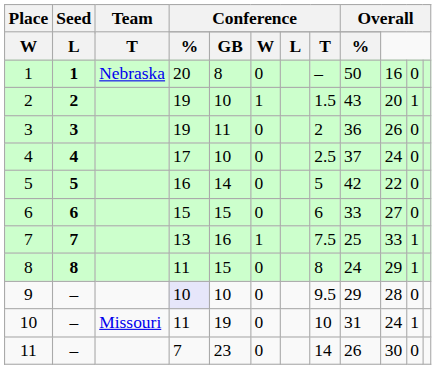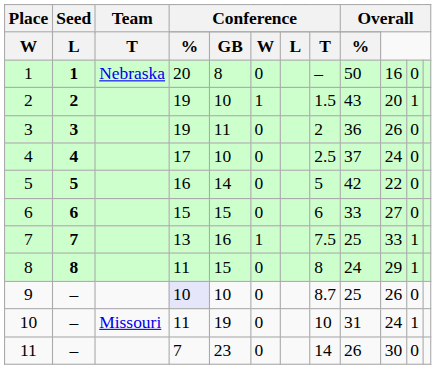(325, 294) 9.5 -> (325, 294) 8.7
(353, 294) 29 -> (353, 294) 25
(394, 294) 28 -> (394, 294) 26
